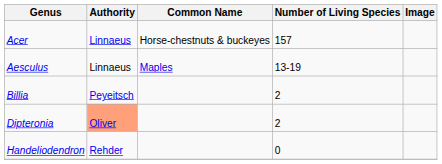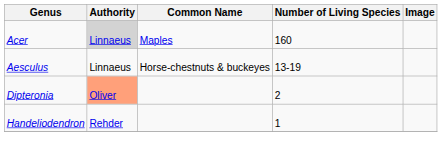(110, 40) no background -> (110, 40) lightgrey background
(205, 40) Horse-chestnuts & buckeyes -> (156, 40) Maples
(283, 40) 157 -> (283, 40) 160
(156, 68) Maples -> (205, 68) Horse-chestnuts & buckeyes
- row: (17, 95)
(278, 151) 0 -> (278, 123) 1
